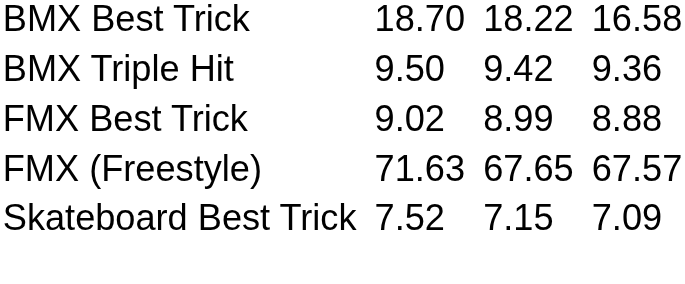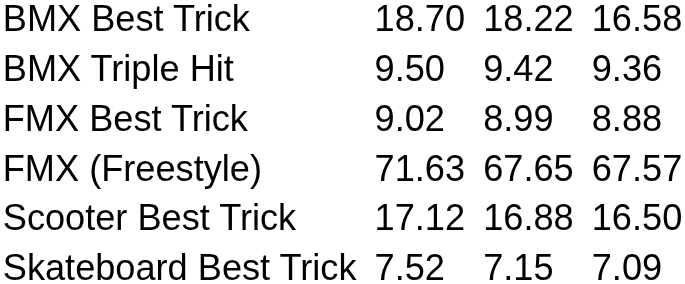+ row: (149, 218)
